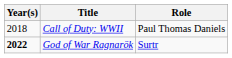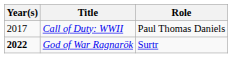(17, 28) 2018 -> (17, 28) 2017
